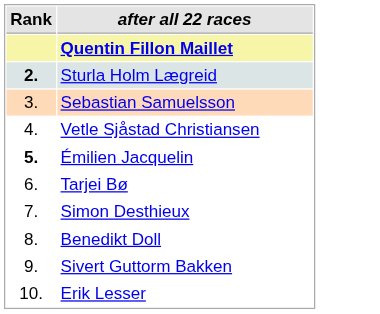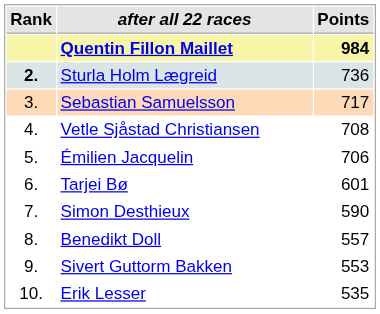+ column: (343, 19)
(31, 157) bold -> (31, 157) normal
